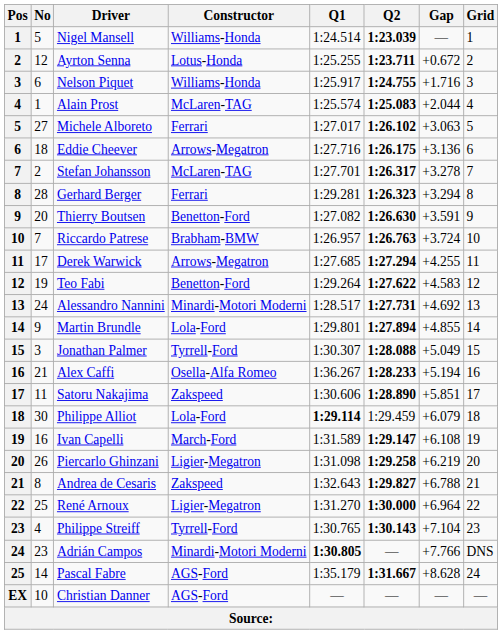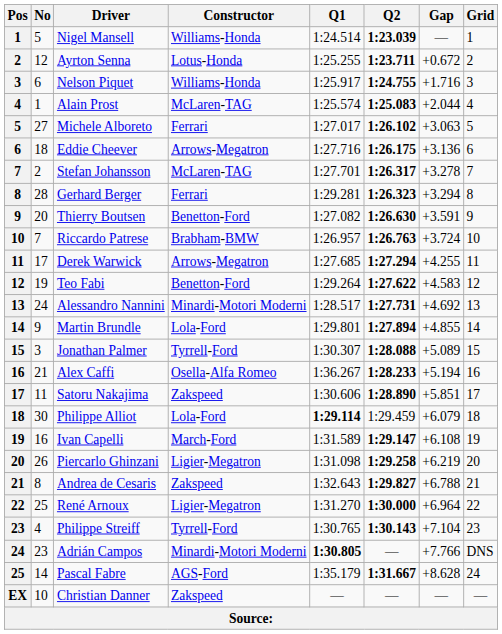(441, 350) +5.049 -> (441, 350) +5.089
(200, 595) AGS-Ford -> (197, 595) Zakspeed
